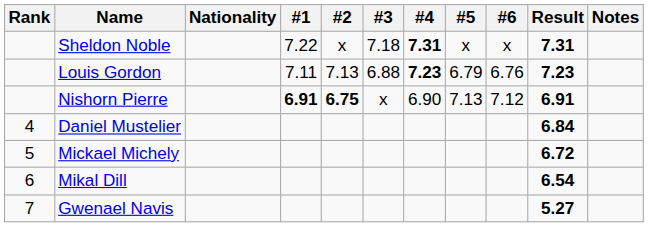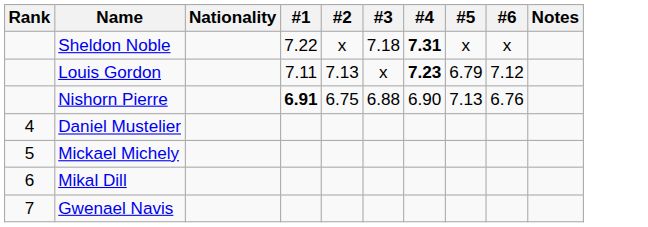- column: (558, 18)
(383, 72) 6.88 -> (383, 72) x
(507, 72) 6.76 -> (507, 72) 7.12
(342, 99) bold -> (342, 99) normal
(383, 99) x -> (383, 99) 6.88
(507, 99) 7.12 -> (507, 99) 6.76
